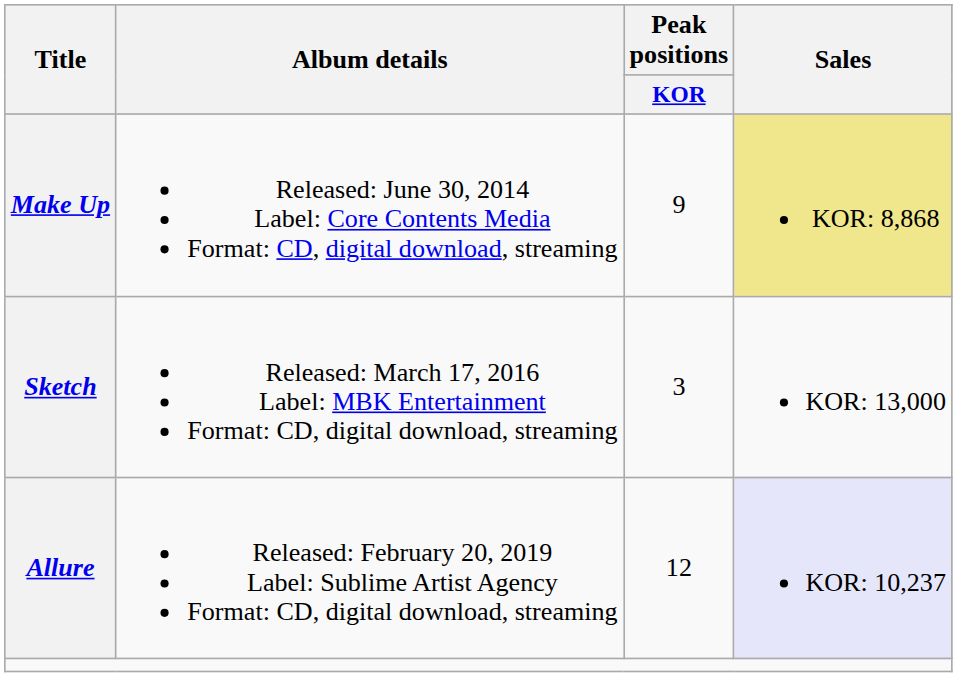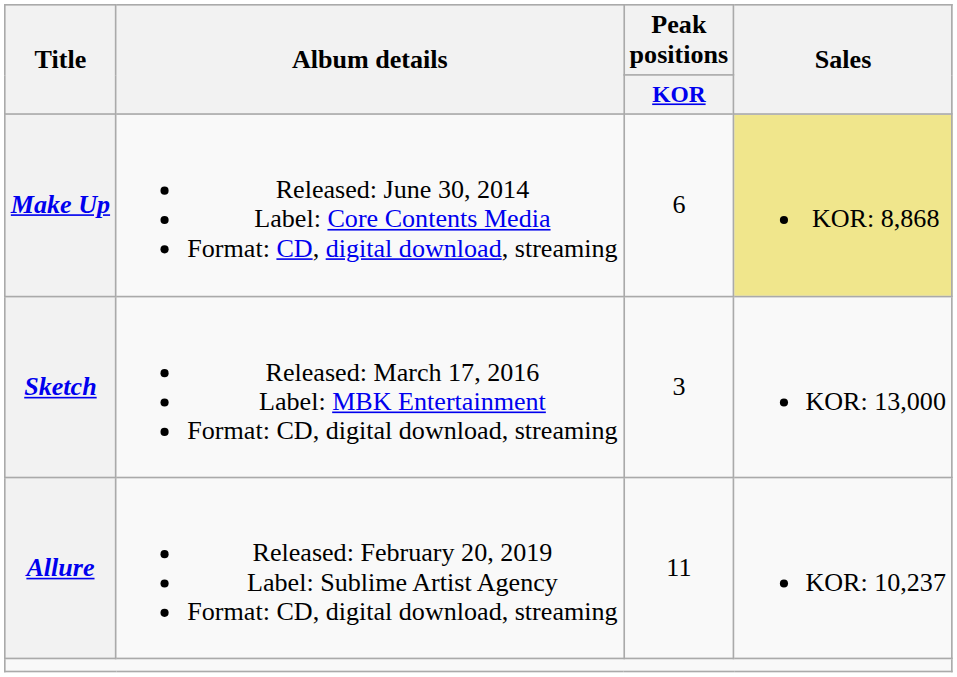(679, 204) 9 -> (679, 204) 6
(679, 567) 12 -> (679, 567) 11
(843, 583) lavender background -> (843, 583) no background
